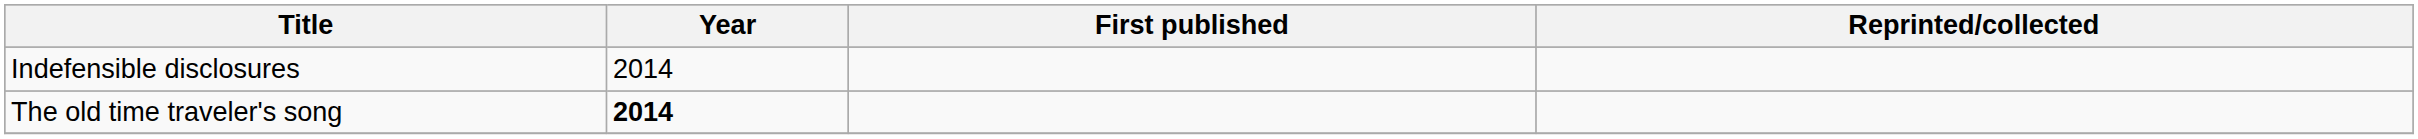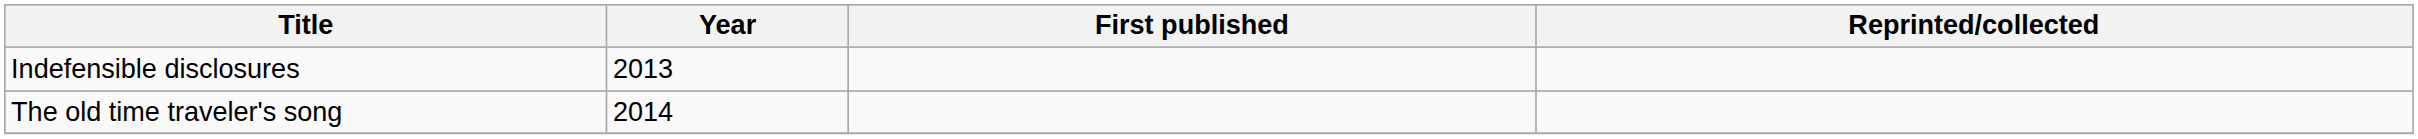(643, 68) 2014 -> (643, 68) 2013
(643, 111) bold -> (643, 111) normal
